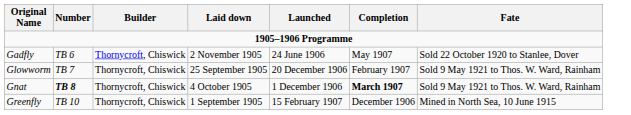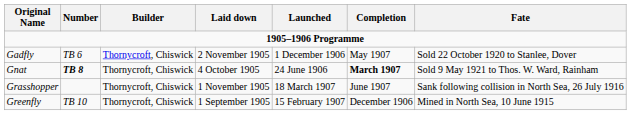(298, 54) 24 June 1906 -> (310, 54) 1 December 1906
- row: (29, 70)
(307, 86) 1 December 1906 -> (301, 70) 24 June 1906
+ row: (33, 86)
